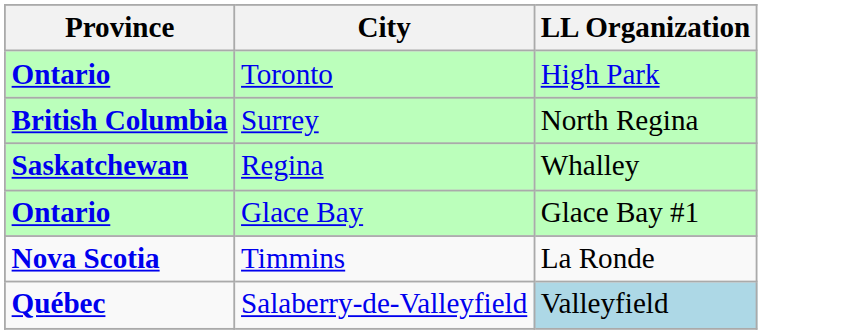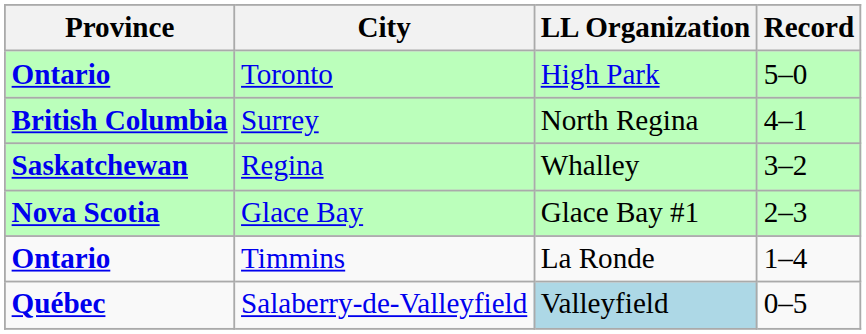+ column: (809, 27)
(61, 212) Ontario -> (86, 212) Nova Scotia
(86, 258) Nova Scotia -> (61, 258) Ontario
